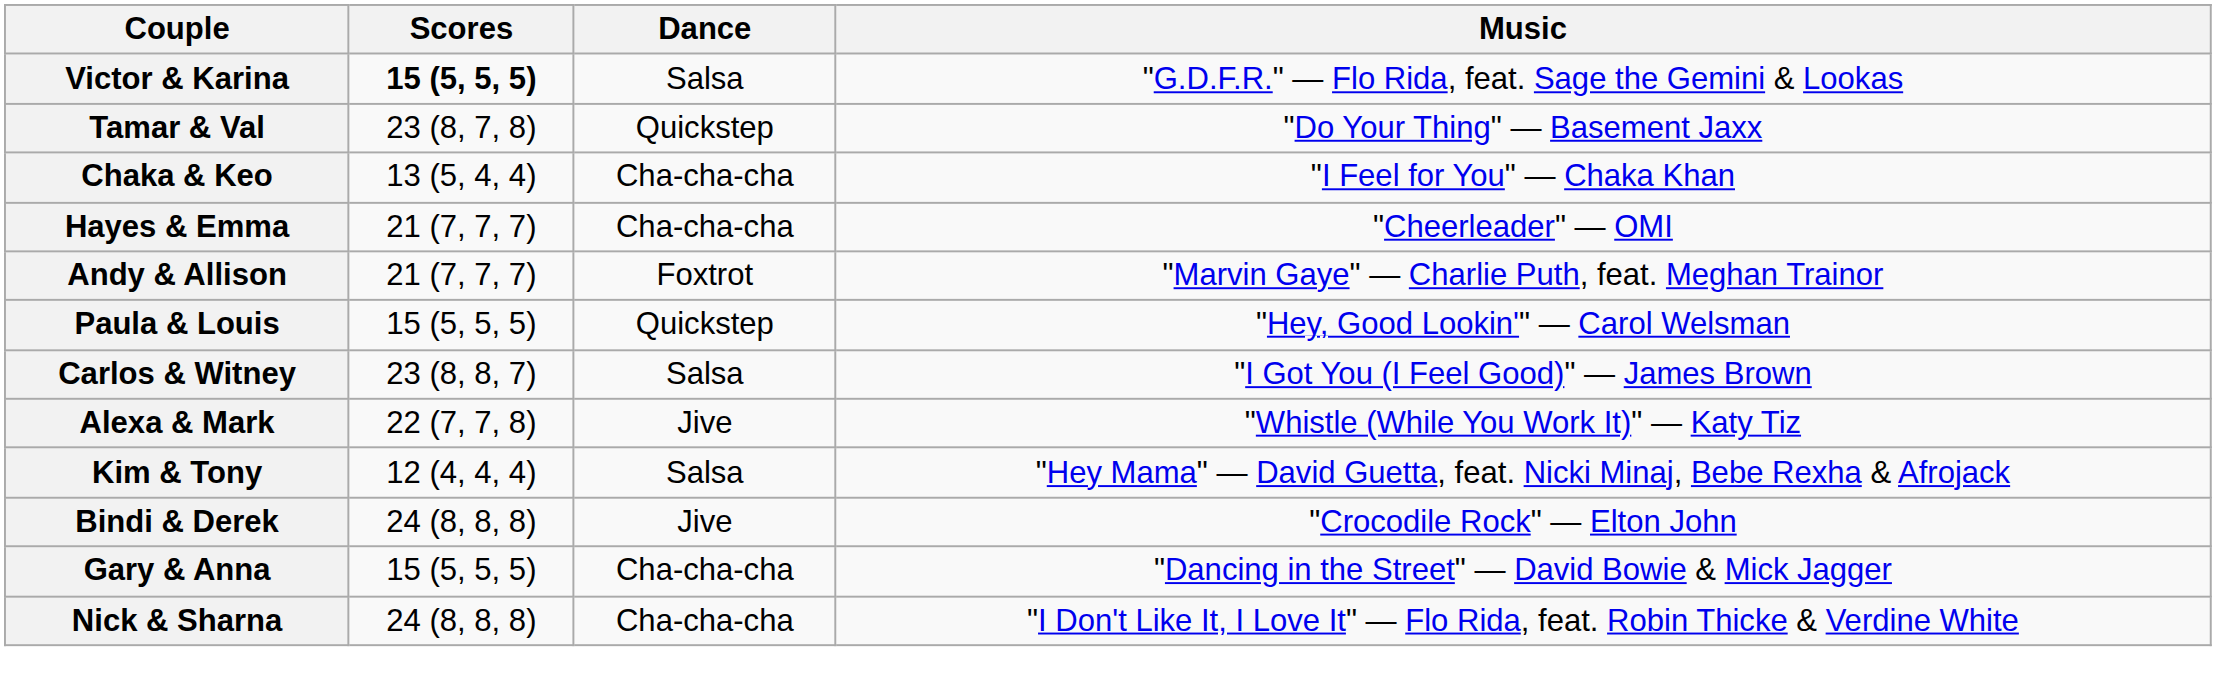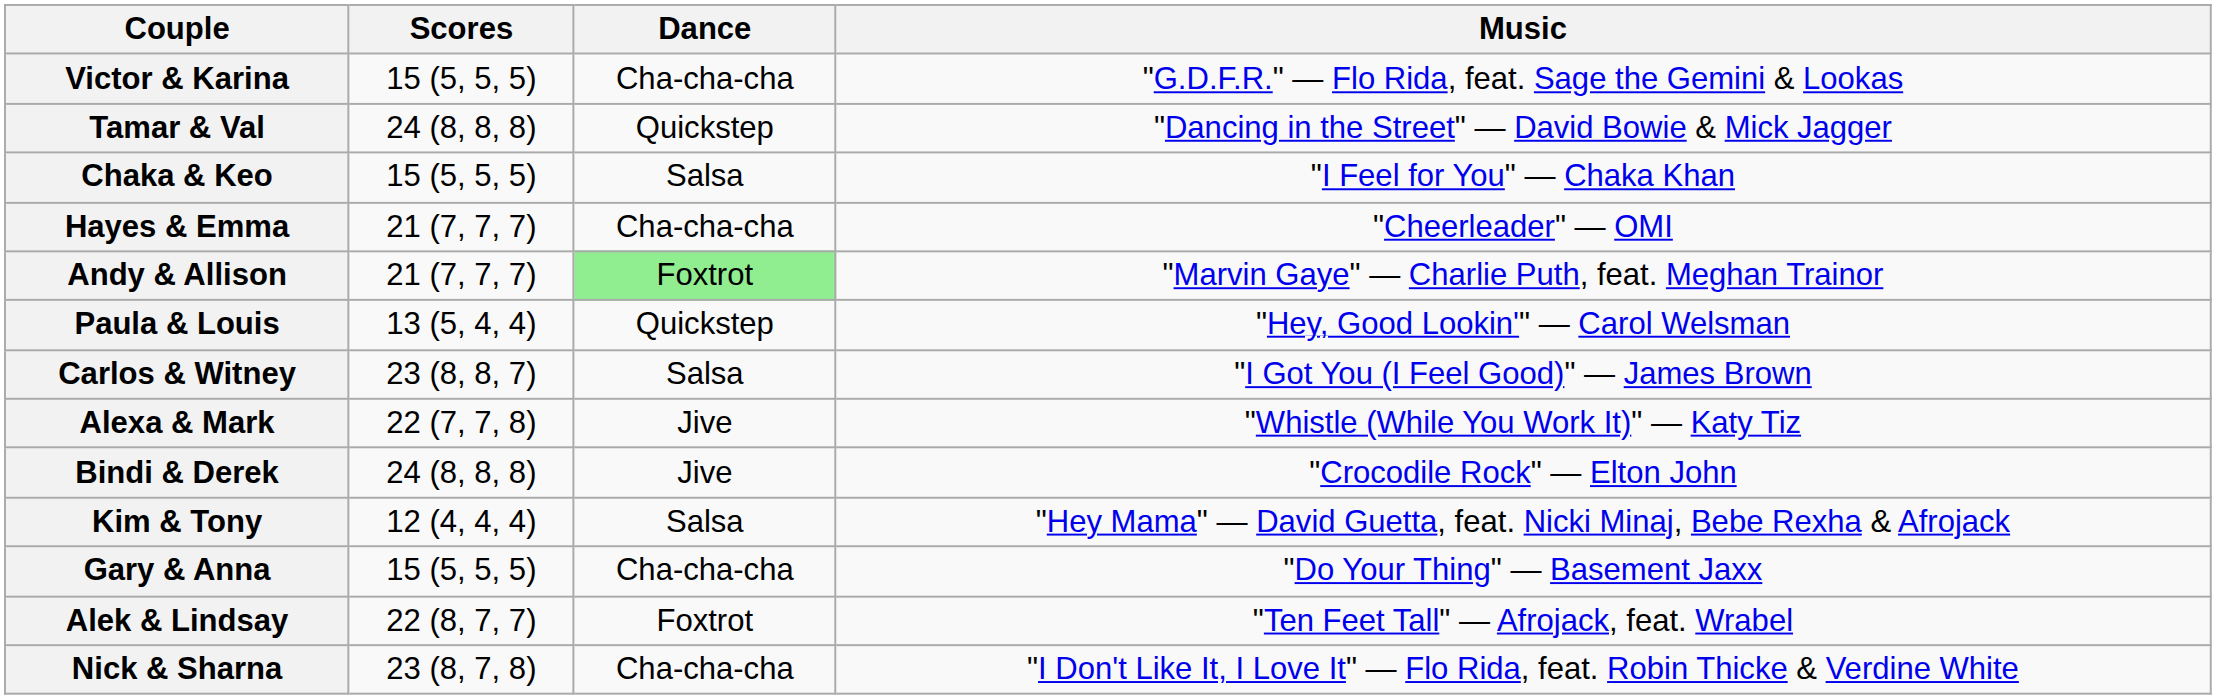(461, 78) bold -> (461, 78) normal
(705, 78) Salsa -> (705, 78) Cha-cha-cha
(461, 127) 23 (8, 7, 8) -> (461, 127) 24 (8, 8, 8)
(1523, 127) "Do Your Thing" — Basement Jaxx -> (1523, 127) "Dancing in the Street" — David Bowie & Mick Jagger
(461, 176) 13 (5, 4, 4) -> (461, 176) 15 (5, 5, 5)
(705, 176) Cha-cha-cha -> (705, 176) Salsa
(705, 275) no background -> (705, 275) lightgreen background
(461, 324) 15 (5, 5, 5) -> (461, 324) 13 (5, 4, 4)
rows swapped: (177, 472) <-> (177, 521)
(1523, 570) "Dancing in the Street" — David Bowie & Mick Jagger -> (1523, 570) "Do Your Thing" — Basement Jaxx
+ row: (177, 619)
(461, 619) 24 (8, 8, 8) -> (461, 669) 23 (8, 7, 8)
